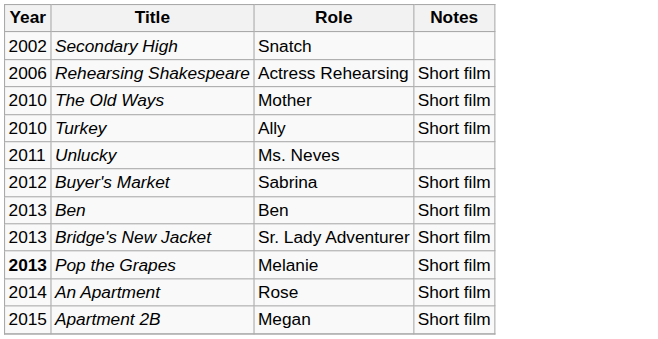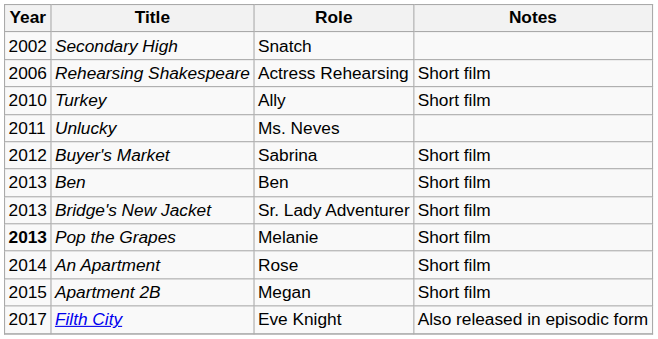- row: (110, 100)
+ row: (89, 319)
